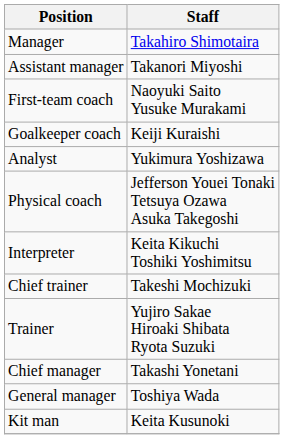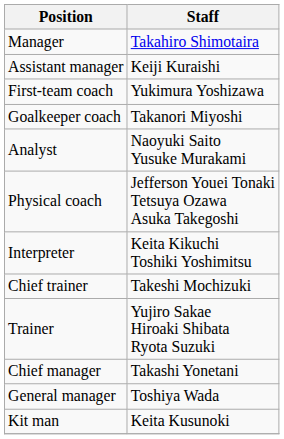(187, 66) Takanori Miyoshi -> (175, 66) Keiji Kuraishi
(188, 100) Naoyuki Saito Yusuke Murakami -> (197, 91) Yukimura Yoshizawa
(175, 134) Keiji Kuraishi -> (187, 116) Takanori Miyoshi
(197, 158) Yukimura Yoshizawa -> (188, 150) Naoyuki Saito Yusuke Murakami
